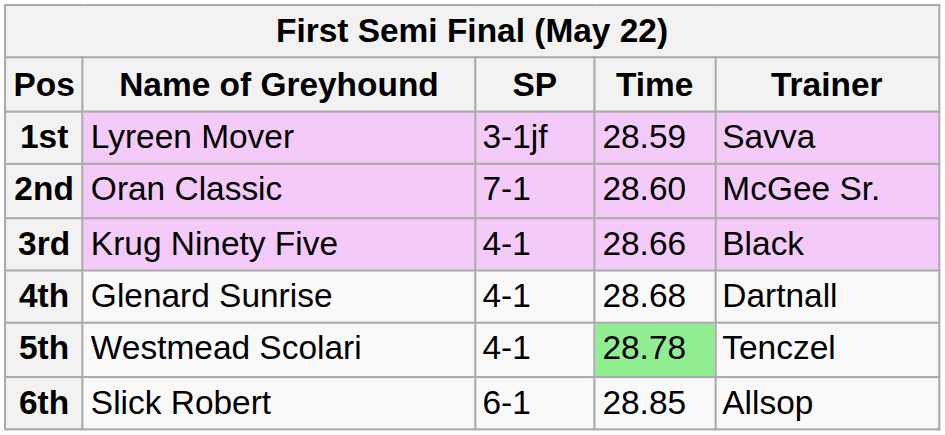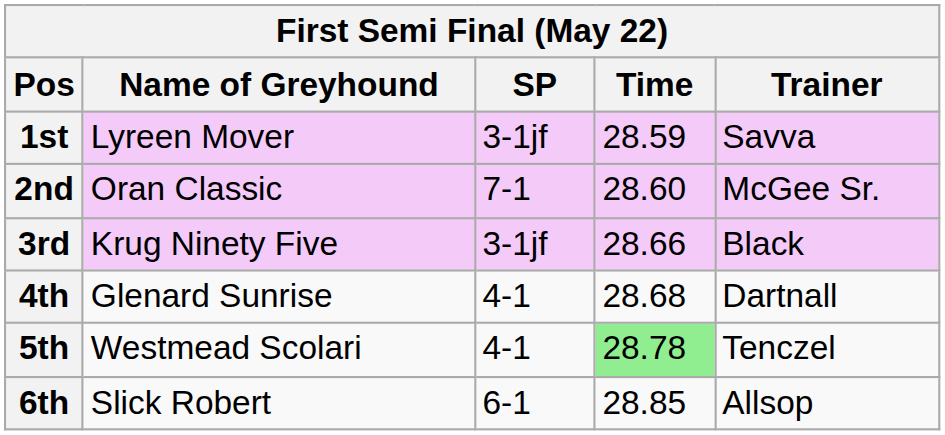(507, 243) 4-1 -> (515, 243) 3-1jf
